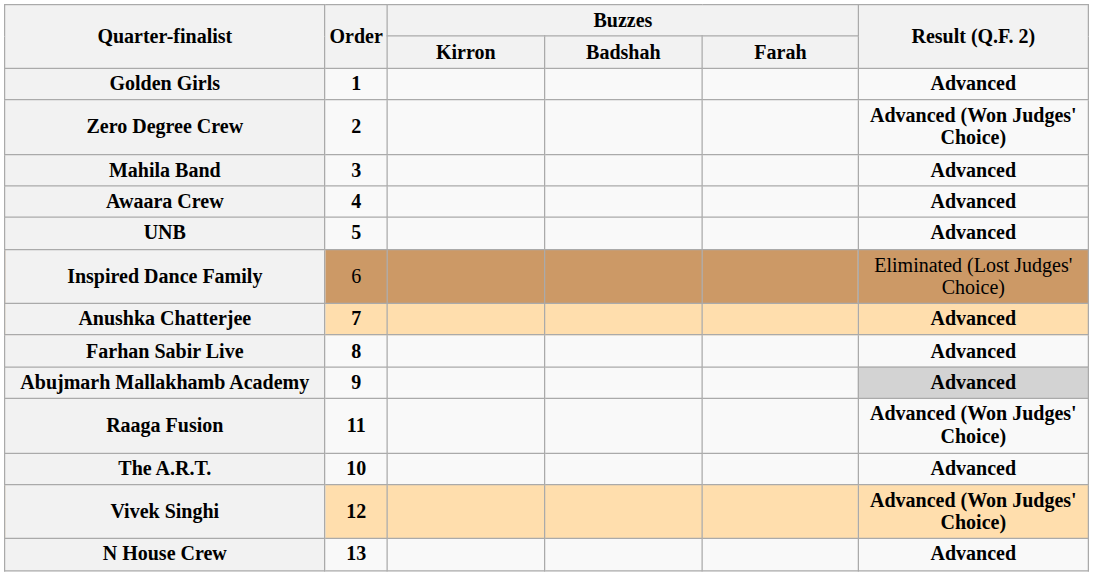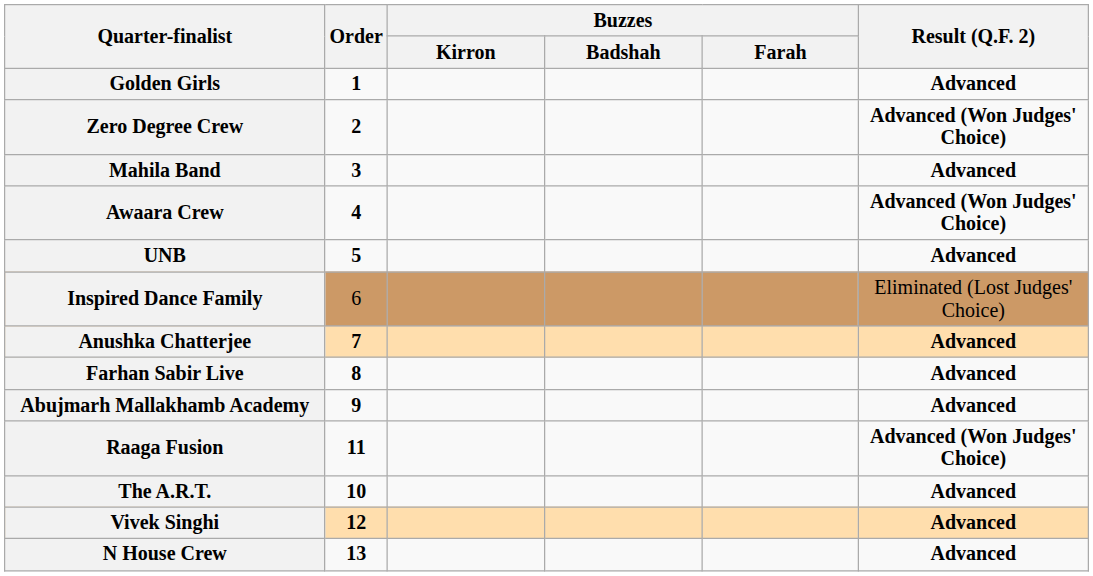(973, 201) Advanced -> (973, 212) Advanced (Won Judges' Choice)
(973, 382) lightgrey background -> (973, 405) no background
(973, 511) Advanced (Won Judges' Choice) -> (973, 522) Advanced
